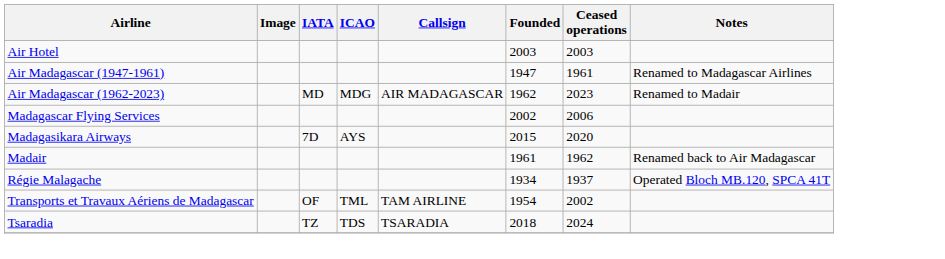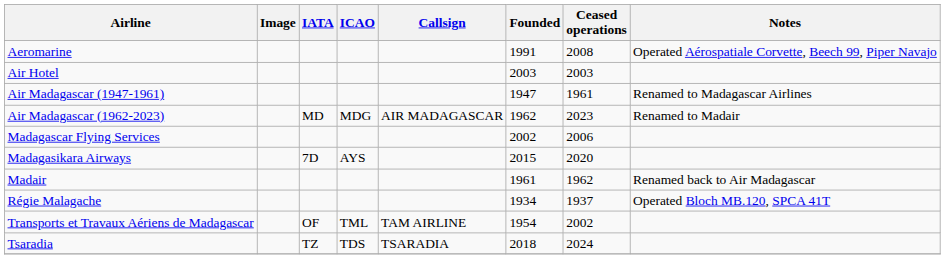+ row: (40, 51)
